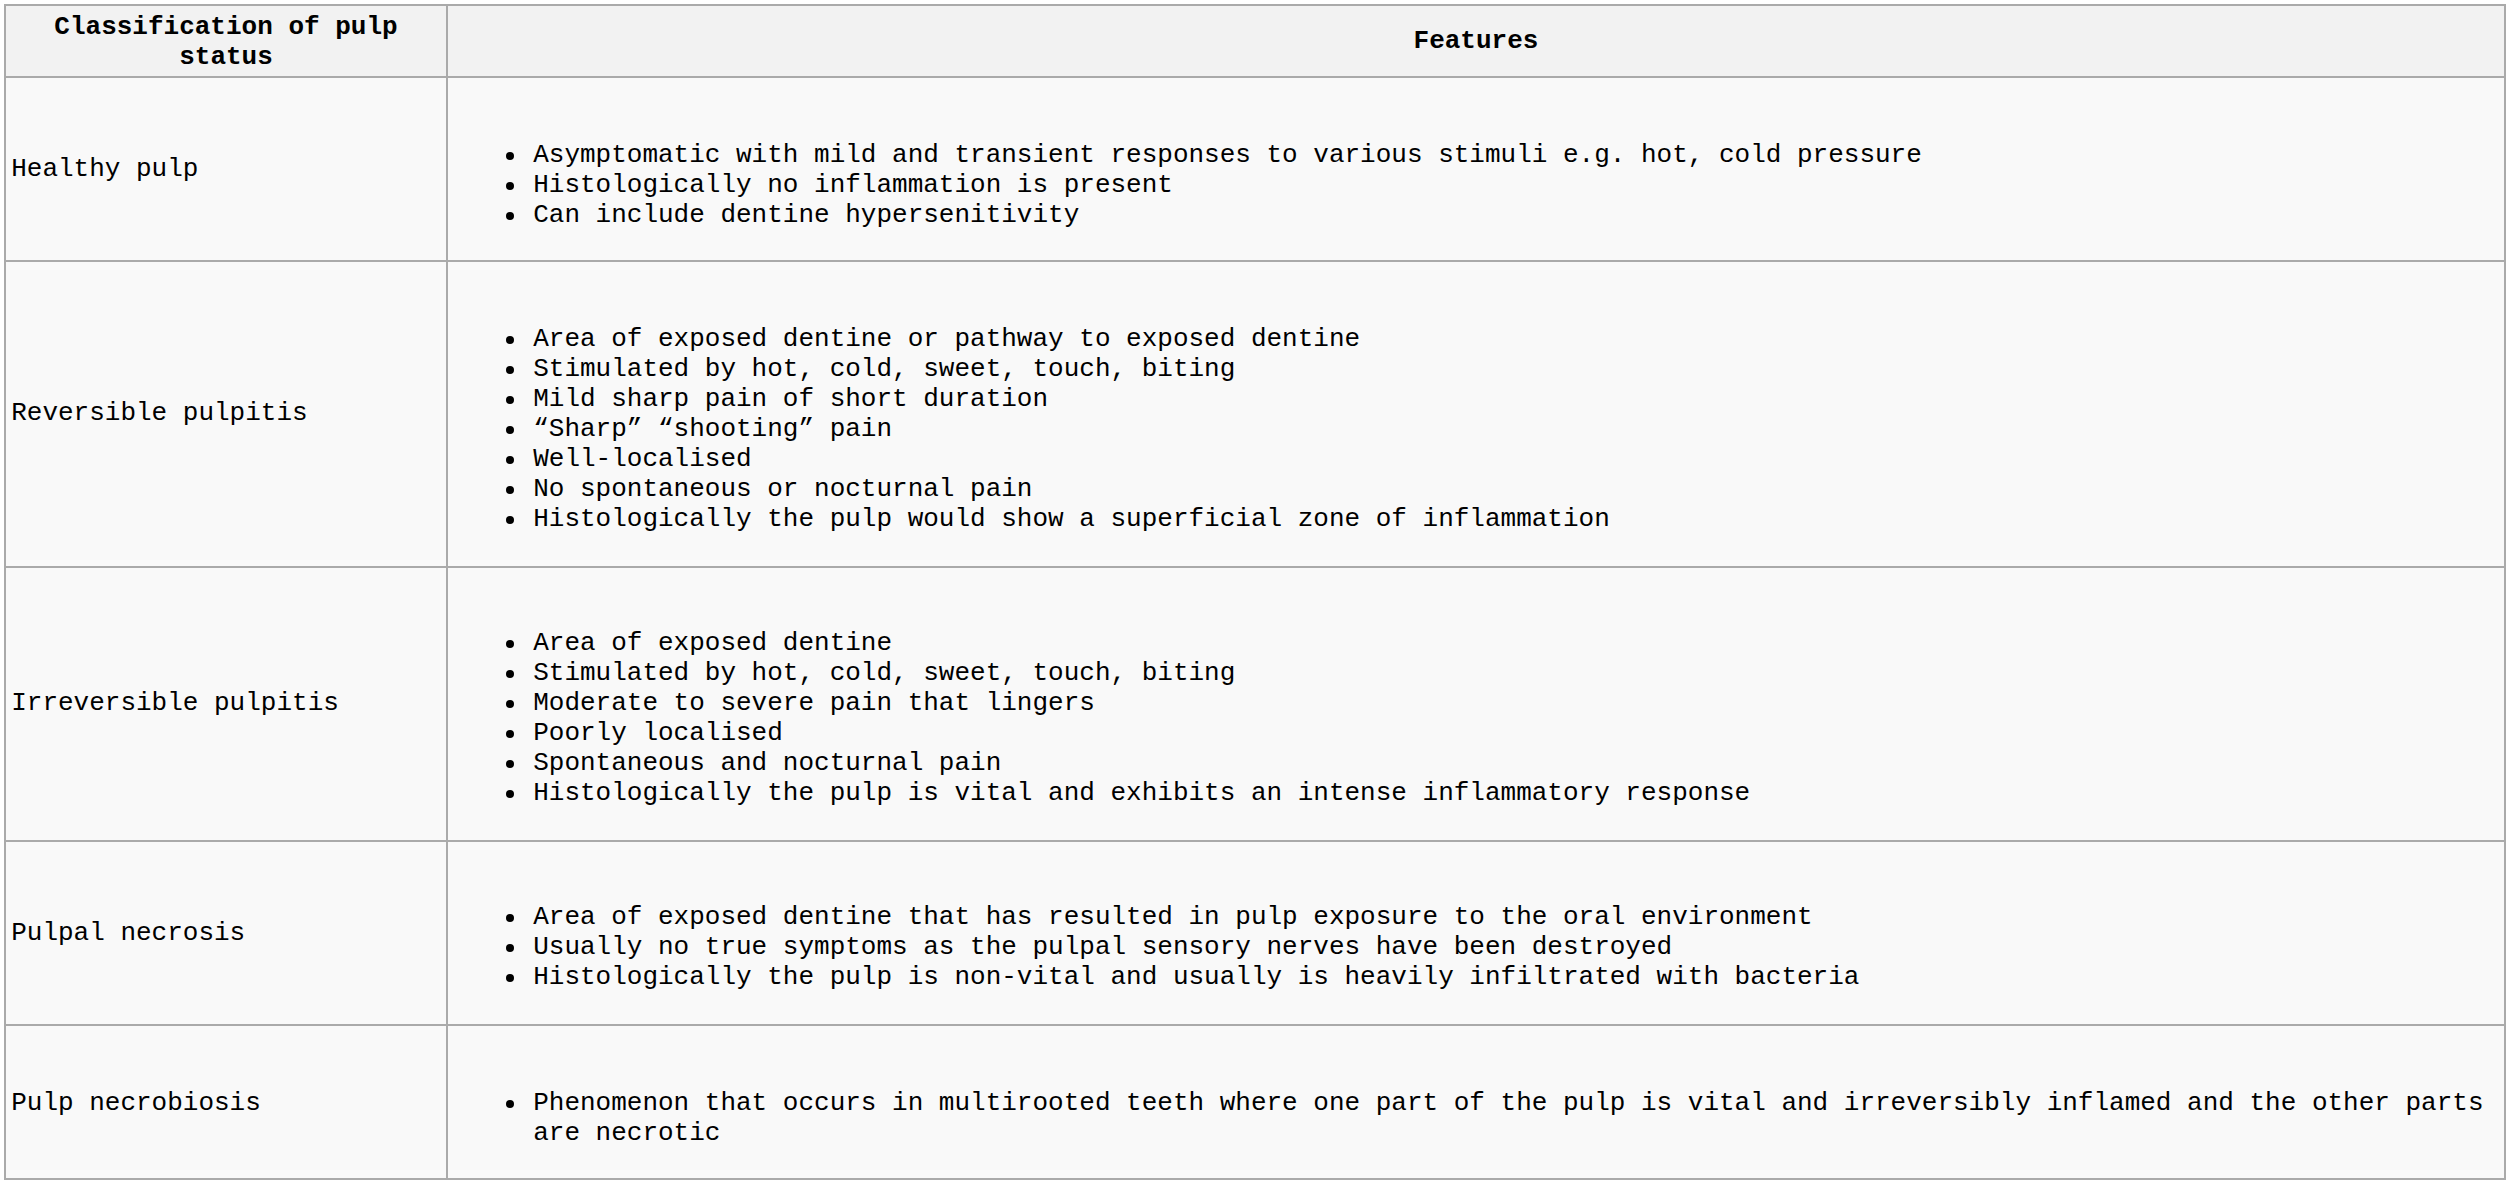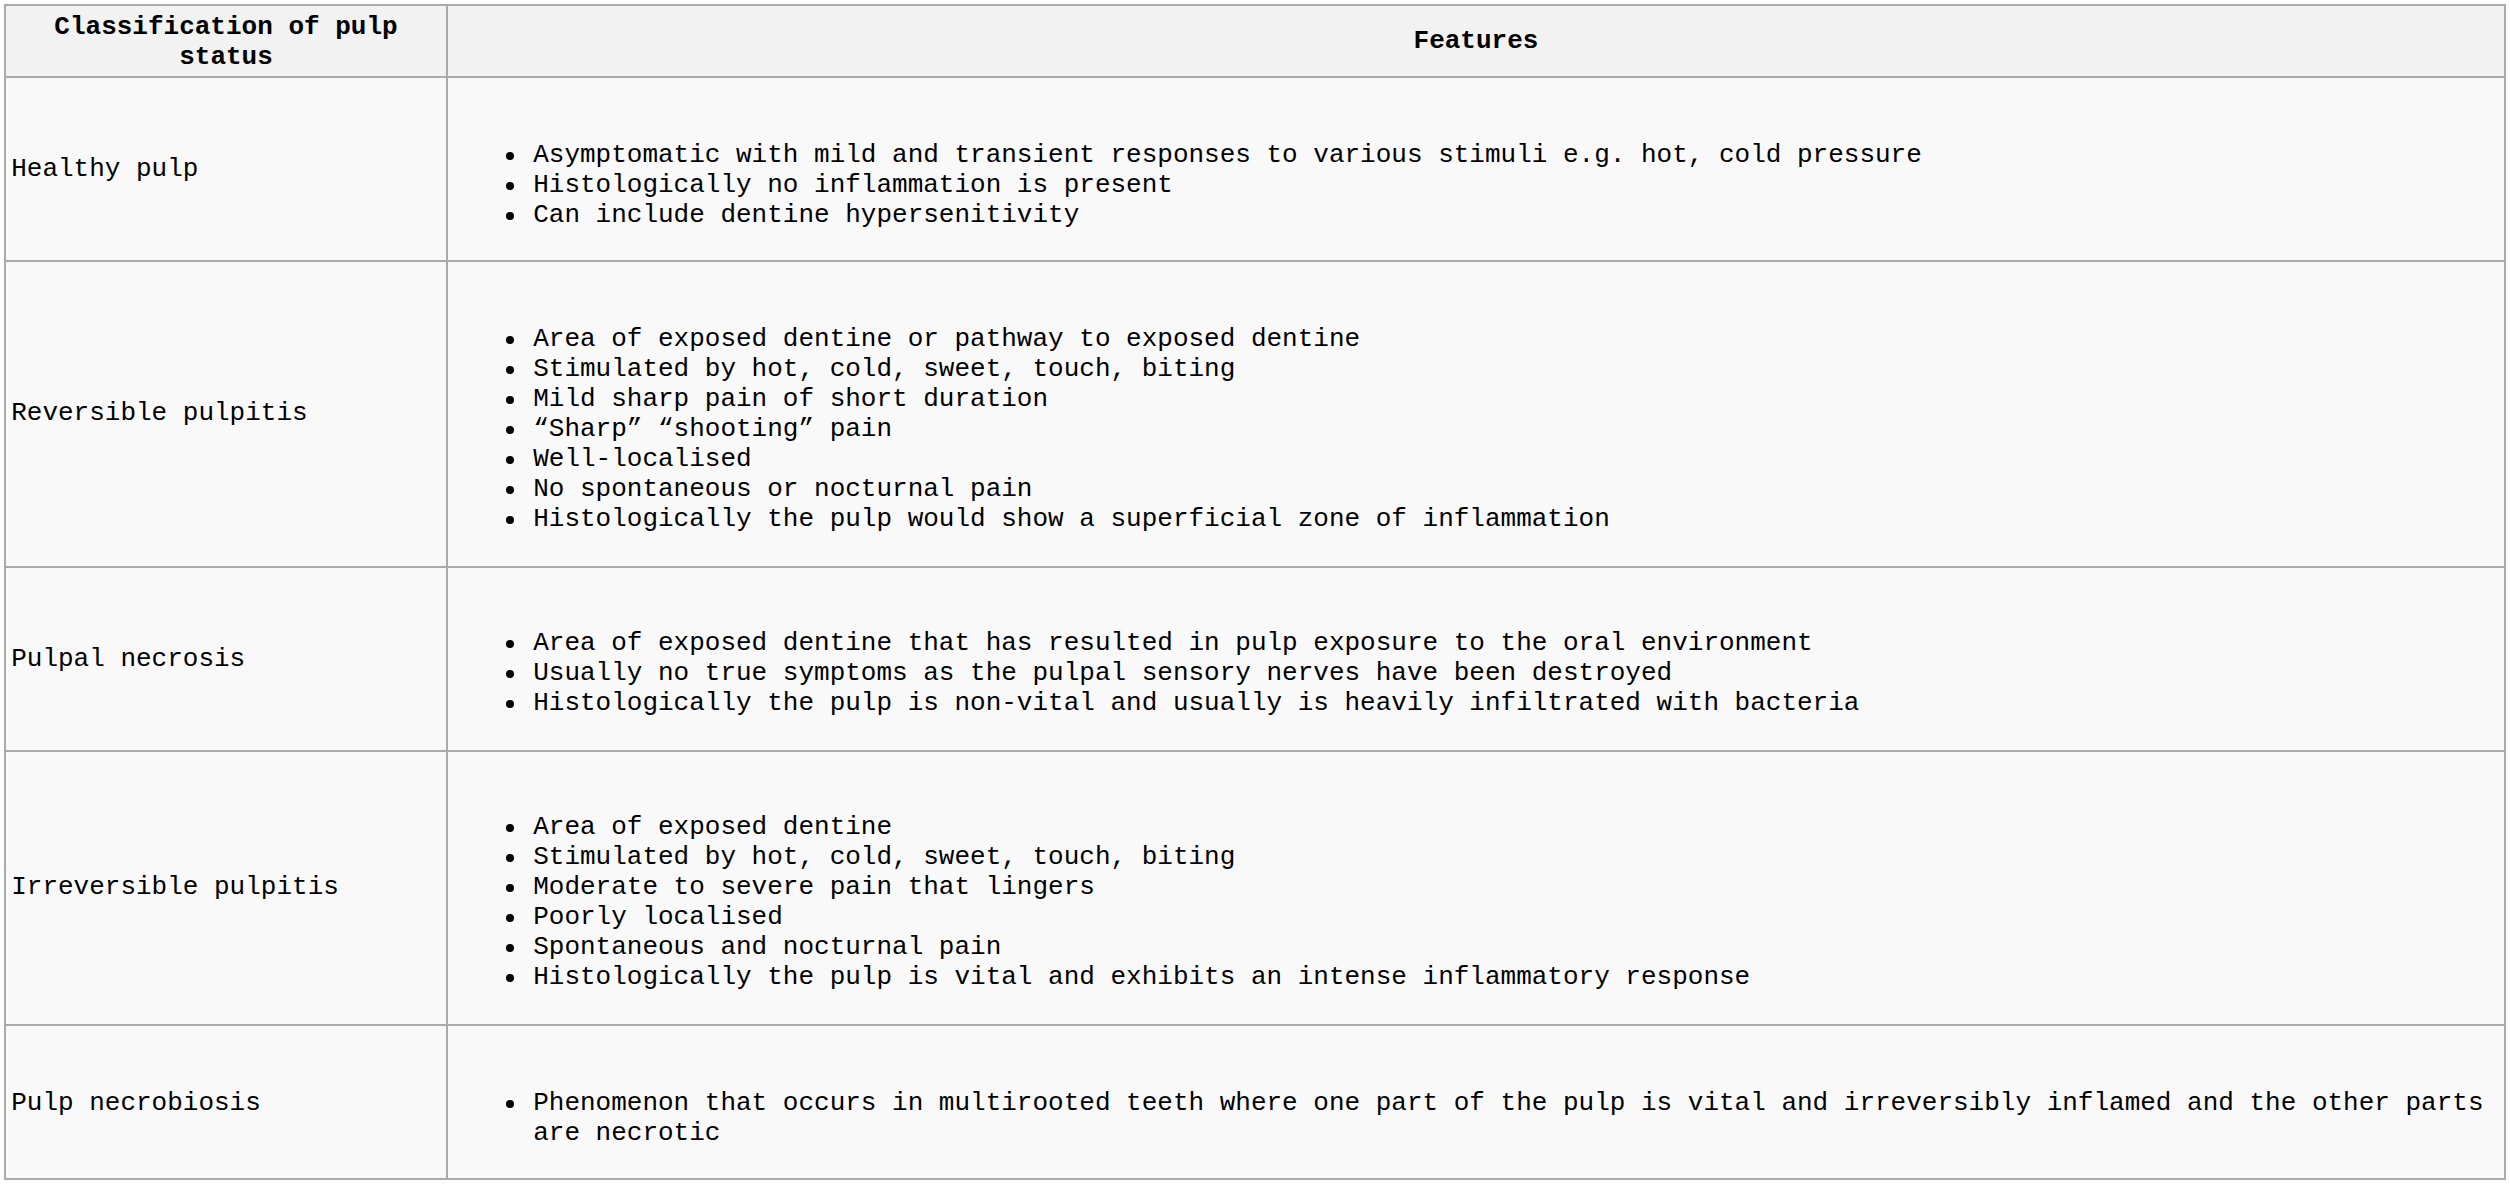rows swapped: (175, 703) <-> (128, 933)
